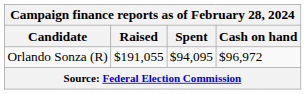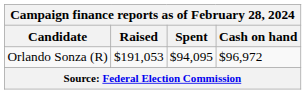(139, 57) $191,055 -> (139, 57) $191,053
